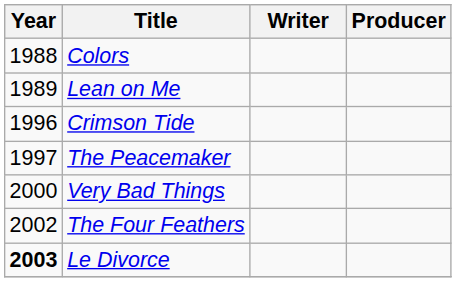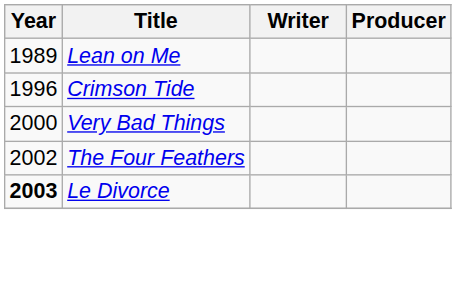- row: (98, 55)
- row: (149, 157)
